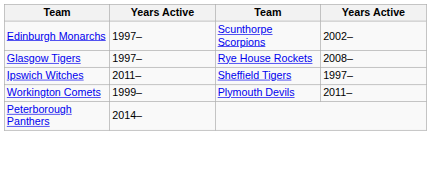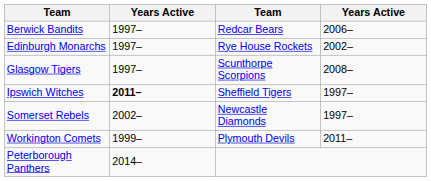+ row: (45, 30)
(245, 36) Scunthorpe Scorpions -> (265, 47) Rye House Rockets
(265, 59) Rye House Rockets -> (245, 70) Scunthorpe Scorpions
(127, 76) normal -> (127, 93) bold
+ row: (48, 116)
